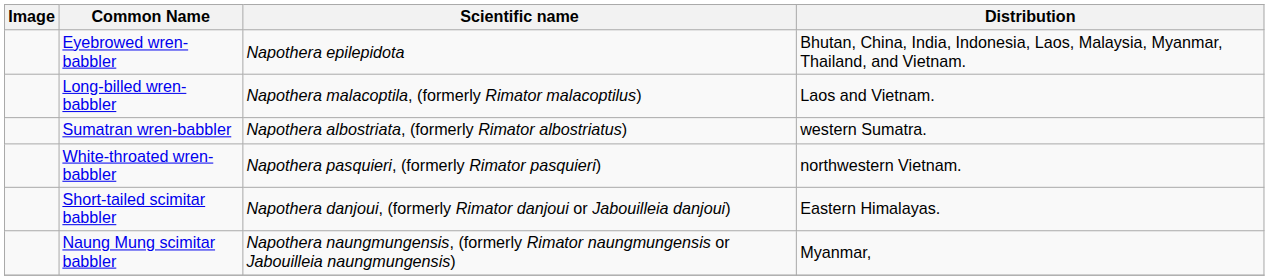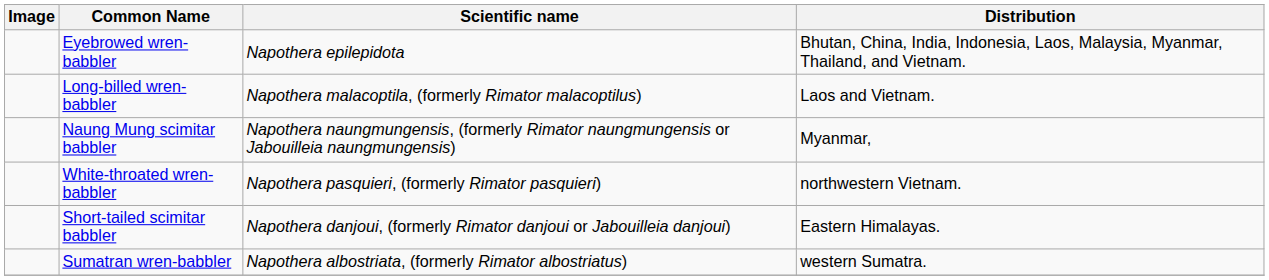rows swapped: (147, 130) <-> (139, 252)
